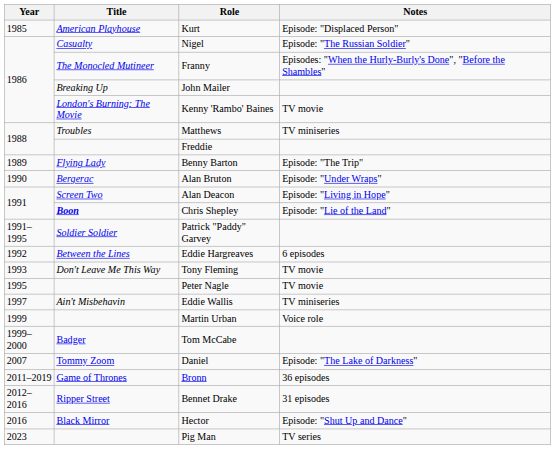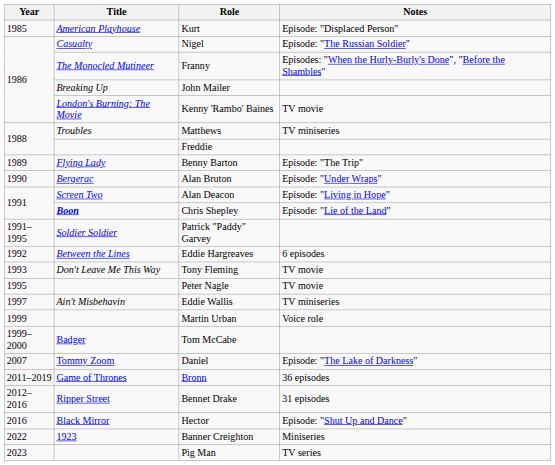+ row: (217, 436)
